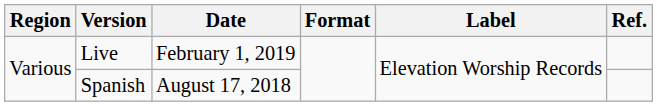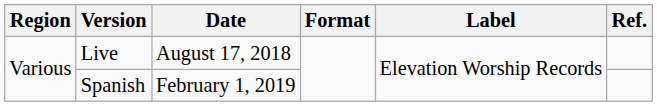(226, 52) February 1, 2019 -> (223, 52) August 17, 2018
(223, 85) August 17, 2018 -> (226, 85) February 1, 2019
